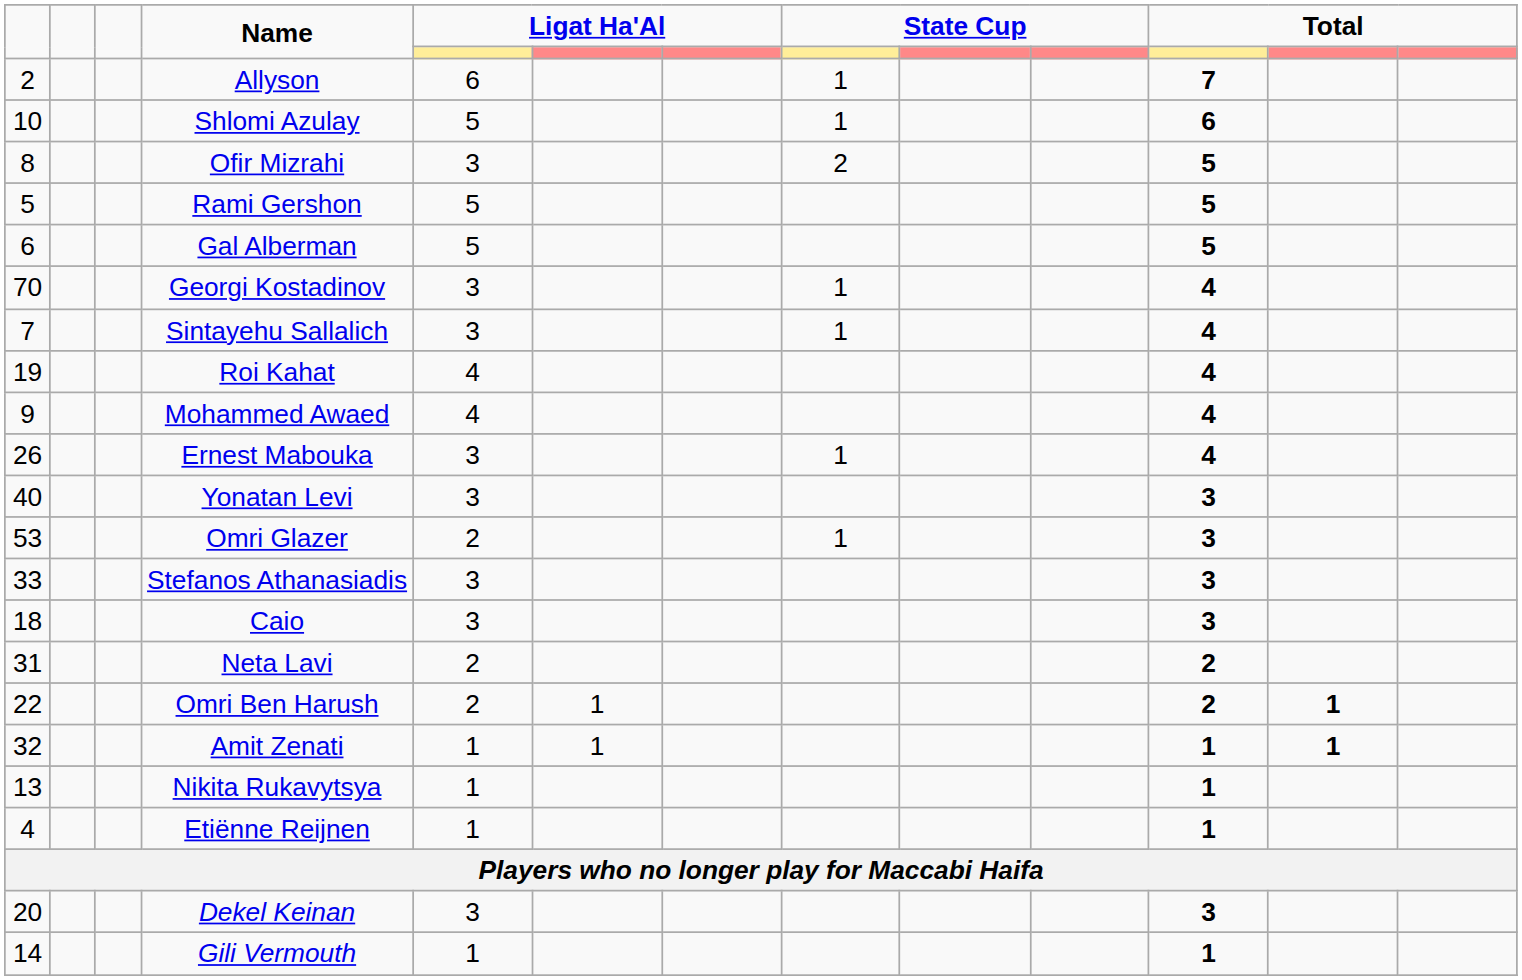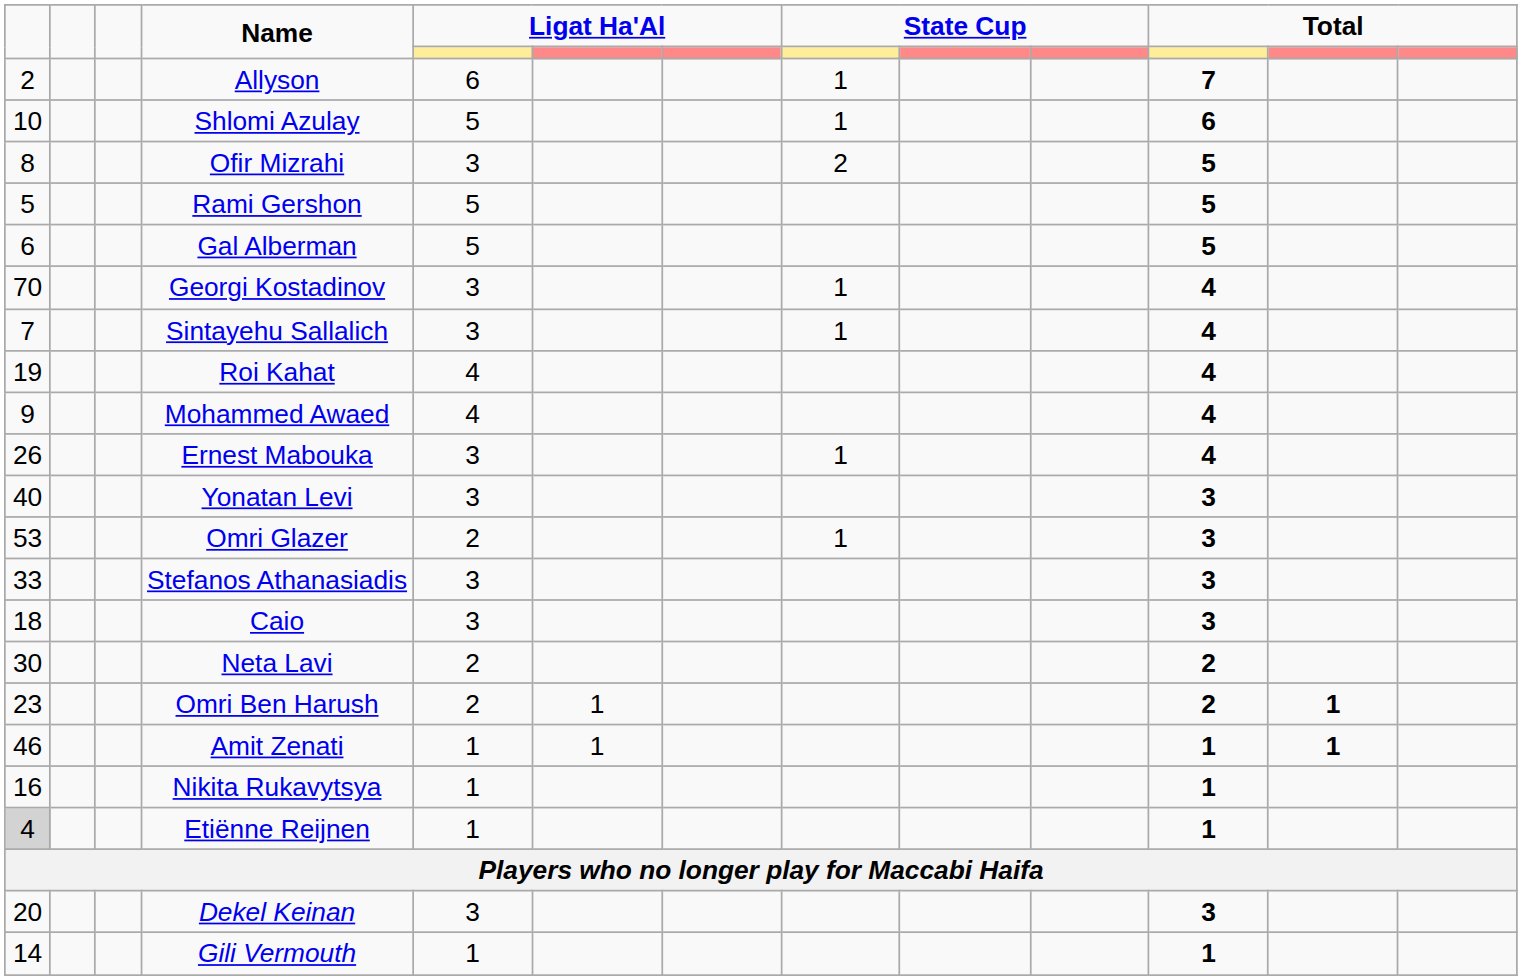(28, 663) 31 -> (28, 663) 30
(28, 704) 22 -> (28, 704) 23
(28, 746) 32 -> (28, 746) 46
(28, 787) 13 -> (28, 787) 16
(28, 829) no background -> (28, 829) lightgrey background
